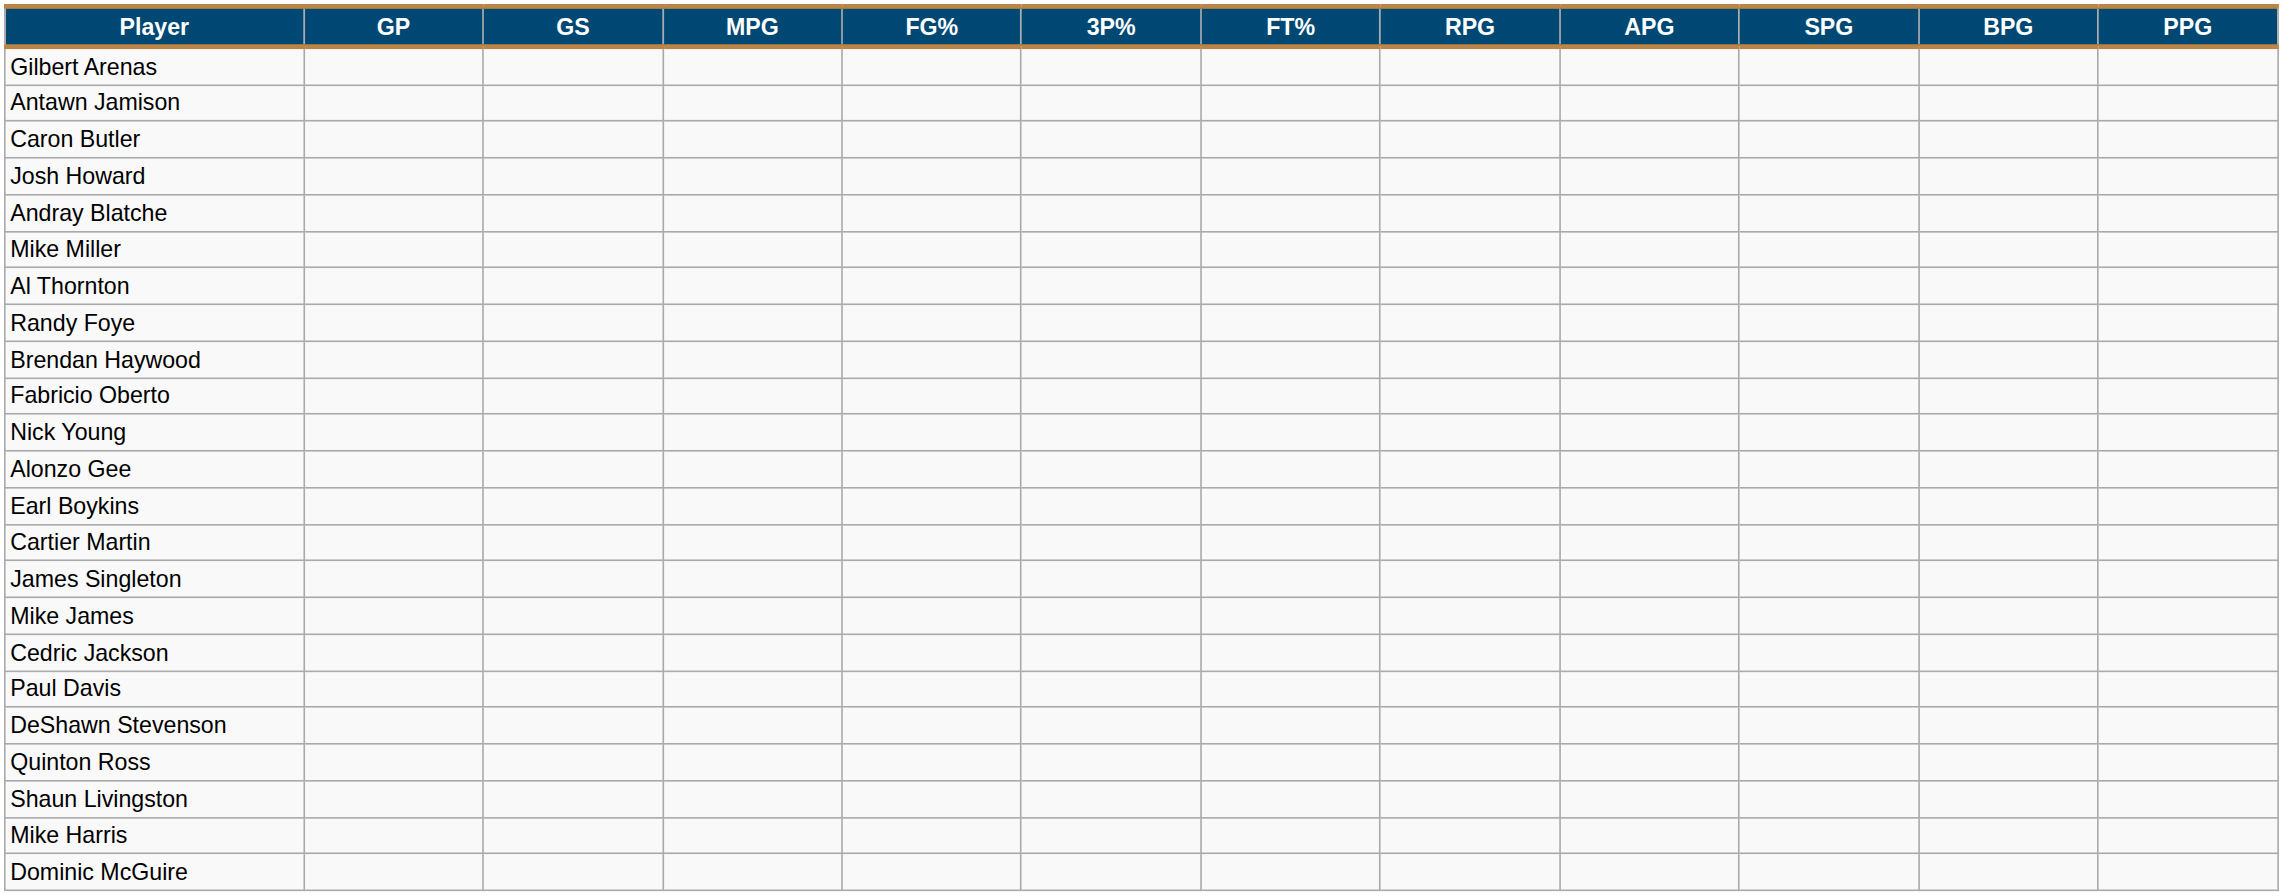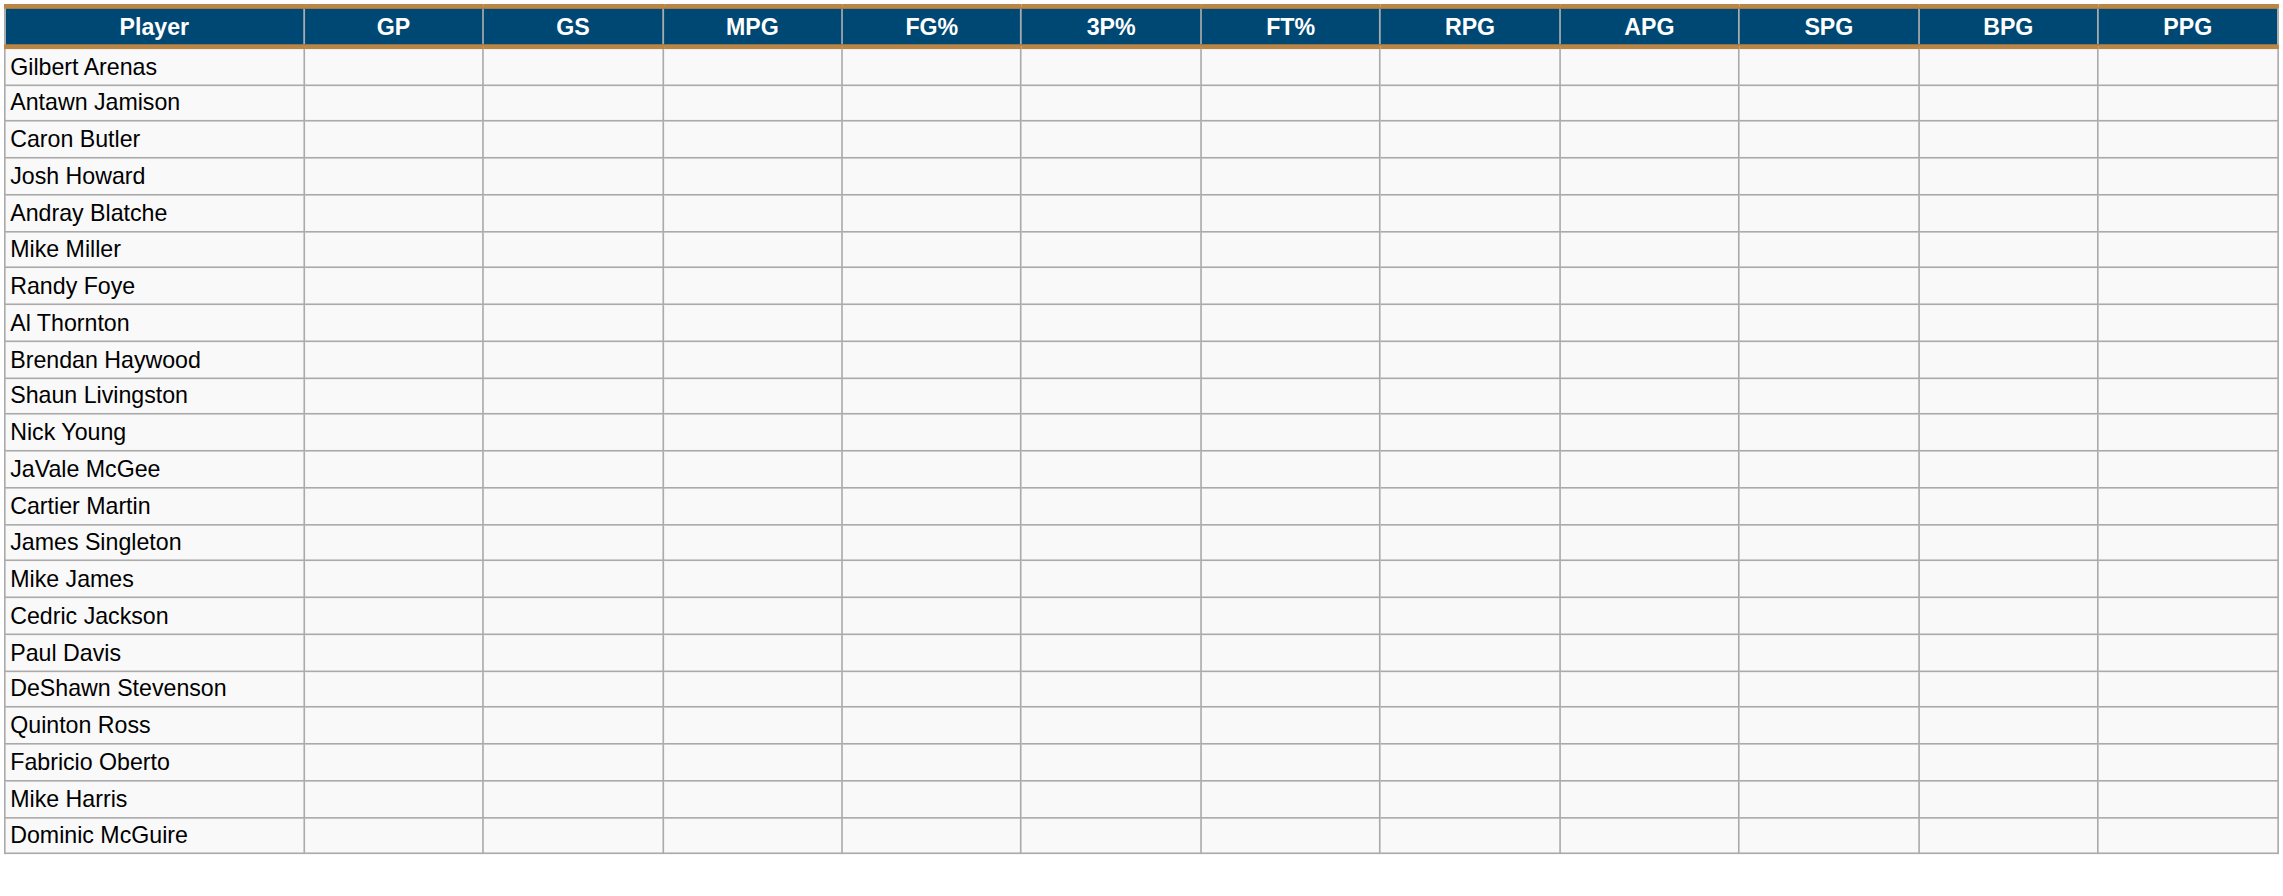rows swapped: (70, 286) <-> (73, 323)
rows swapped: (99, 799) <-> (90, 396)
- row: (71, 469)
- row: (75, 506)
+ row: (85, 469)
